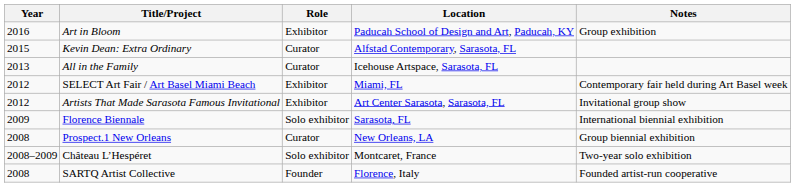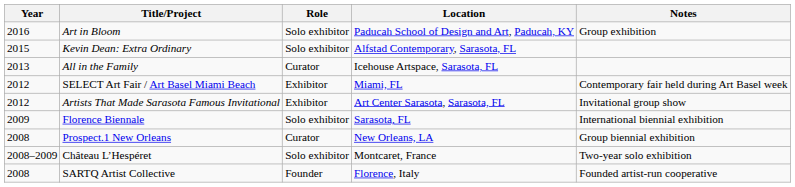(306, 31) Exhibitor -> (317, 31) Solo exhibitor
(302, 48) Curator -> (317, 48) Solo exhibitor
